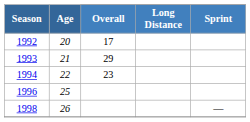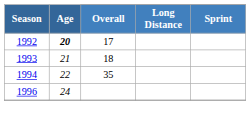(65, 41) normal -> (65, 41) bold
(108, 58) 29 -> (108, 58) 18
(108, 75) 23 -> (108, 75) 35
(65, 92) 25 -> (65, 92) 24
- row: (27, 109)
